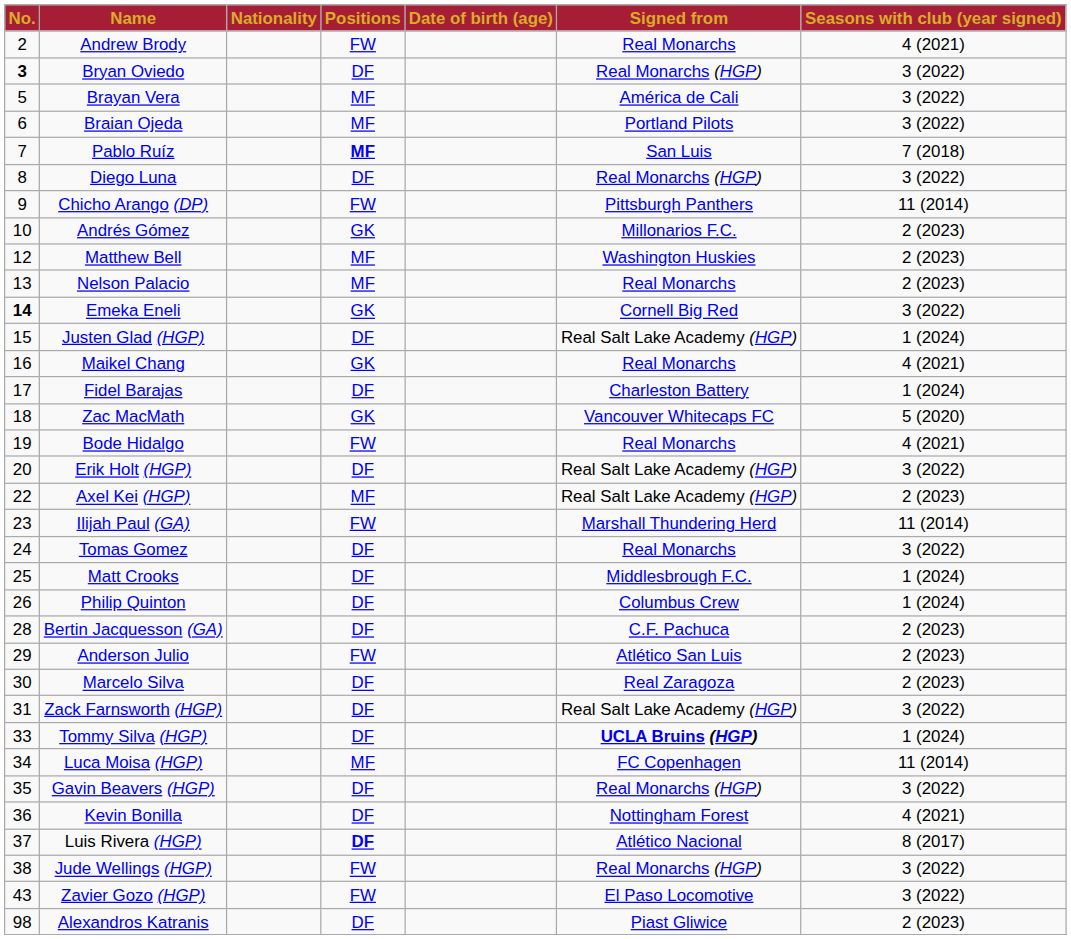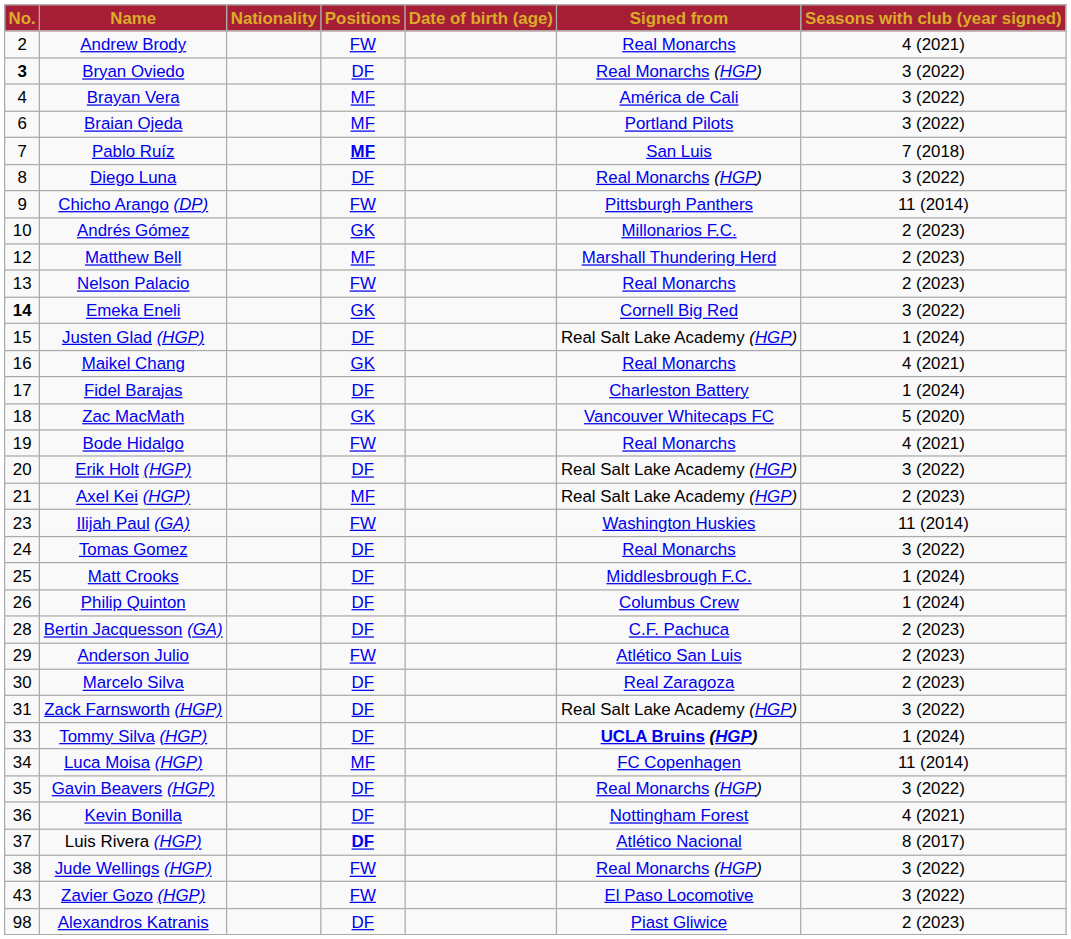(22, 97) 5 -> (22, 97) 4
(679, 257) Washington Huskies -> (679, 257) Marshall Thundering Herd
(363, 283) MF -> (363, 283) FW
(22, 496) 22 -> (22, 496) 21
(679, 523) Marshall Thundering Herd -> (679, 523) Washington Huskies
